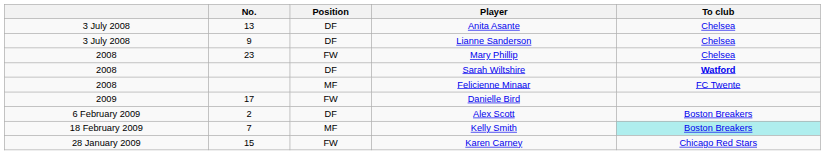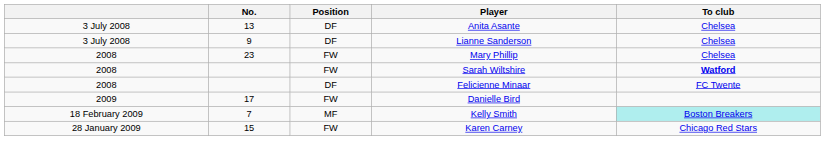(331, 70) DF -> (331, 70) FW
(331, 84) MF -> (331, 84) DF
- row: (494, 113)
